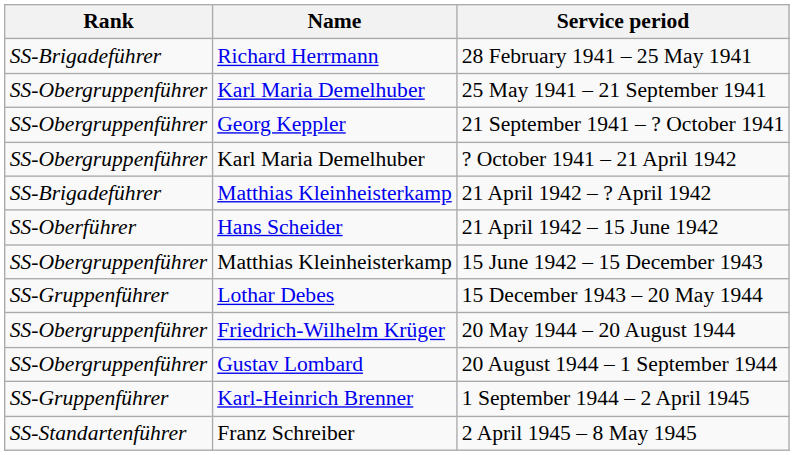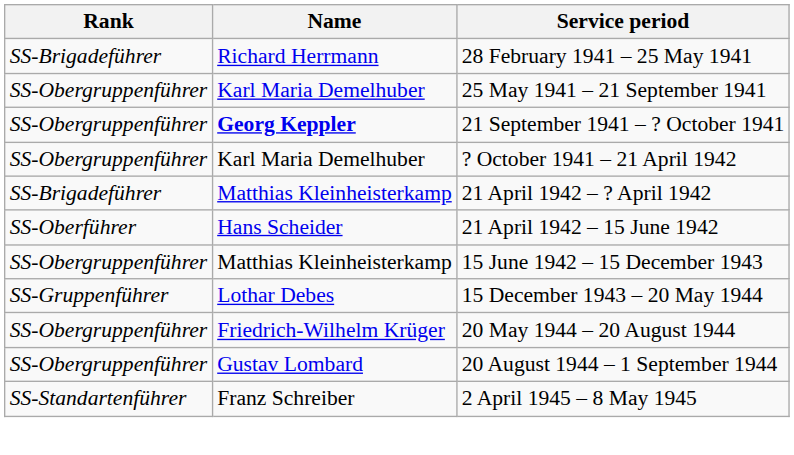(281, 124) normal -> (286, 124) bold
- row: (606, 398)
